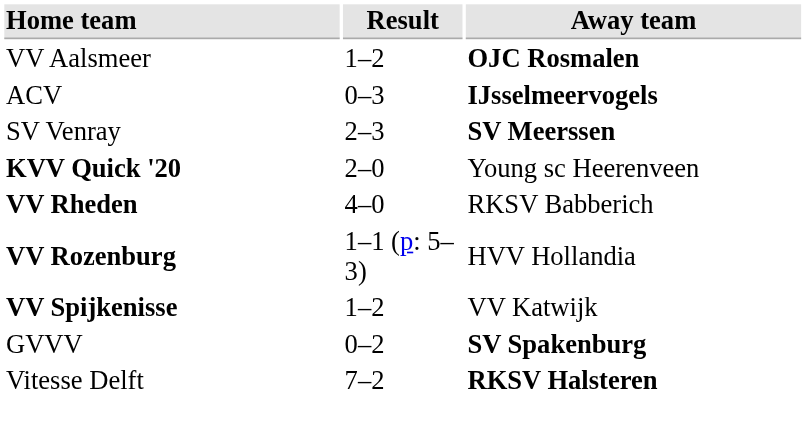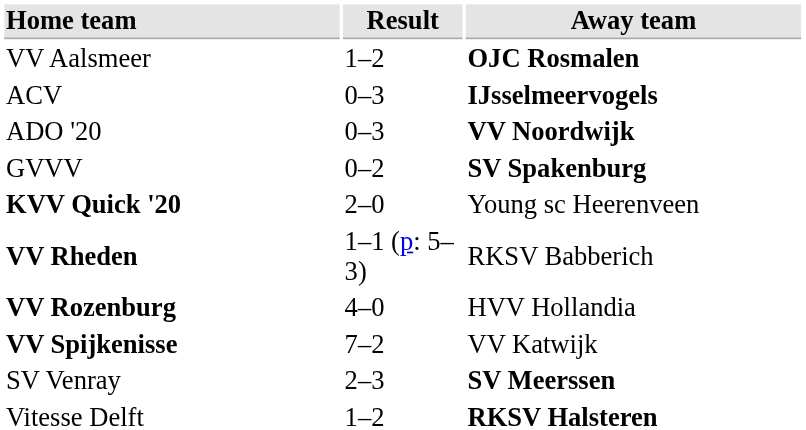+ row: (54, 131)
rows swapped: (44, 344) <-> (63, 131)
(365, 204) 4–0 -> (399, 256) 1–1 (p: 5–3)
(399, 256) 1–1 (p: 5–3) -> (365, 307) 4–0
(365, 307) 1–2 -> (365, 344) 7–2
(365, 380) 7–2 -> (365, 417) 1–2
